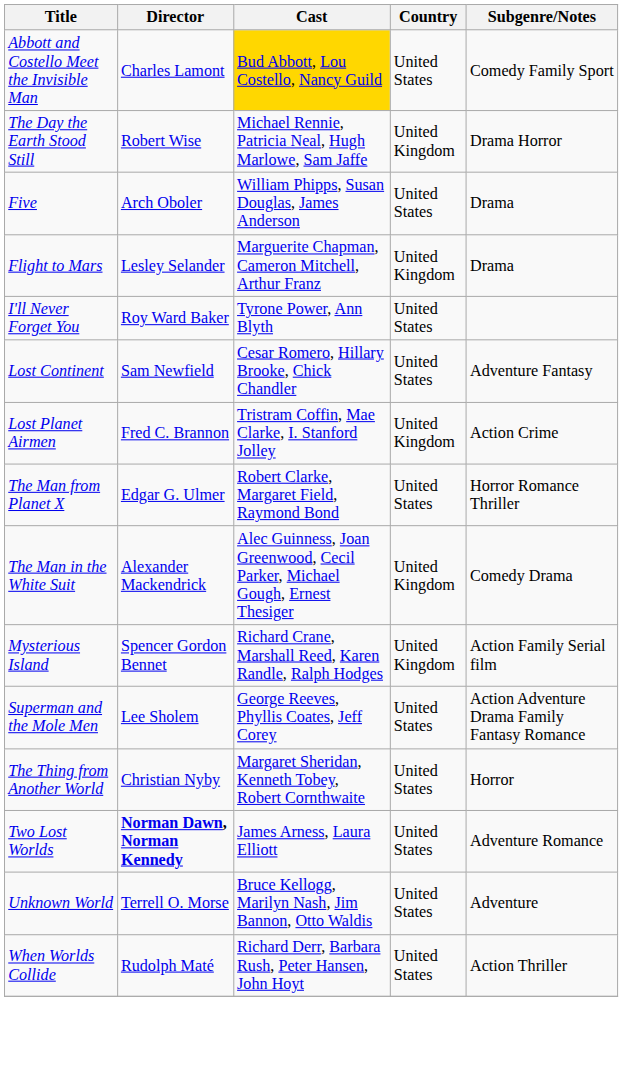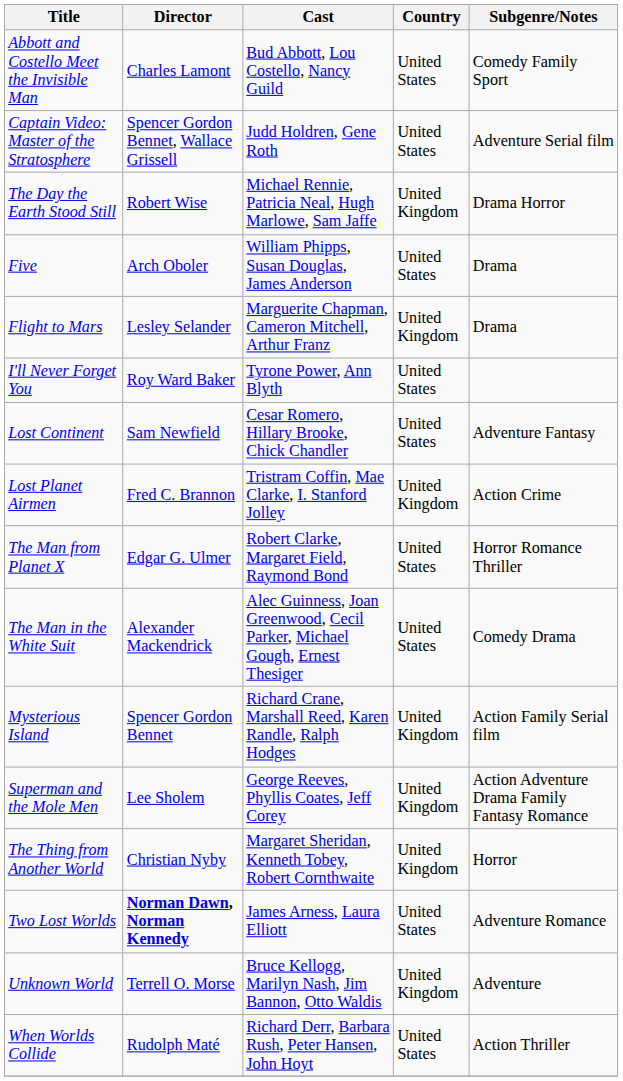(310, 70) gold background -> (301, 70) no background
+ row: (57, 141)
(424, 575) United Kingdom -> (419, 637) United States
(416, 717) United States -> (428, 797) United Kingdom
(416, 779) United States -> (428, 859) United Kingdom
(416, 903) United States -> (428, 983) United Kingdom
